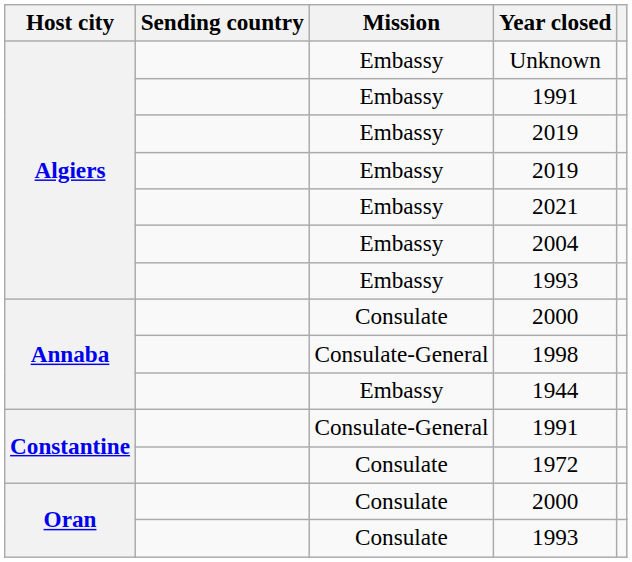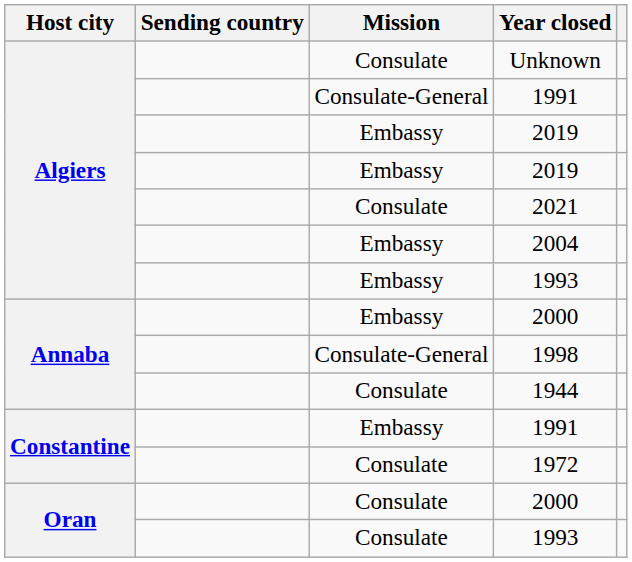(401, 59) Embassy -> (401, 59) Consulate
(401, 96) Embassy -> (401, 96) Consulate-General
(401, 206) Embassy -> (401, 206) Consulate
(401, 317) Consulate -> (401, 317) Embassy
(401, 390) Embassy -> (401, 390) Consulate
(401, 427) Consulate-General -> (401, 427) Embassy
